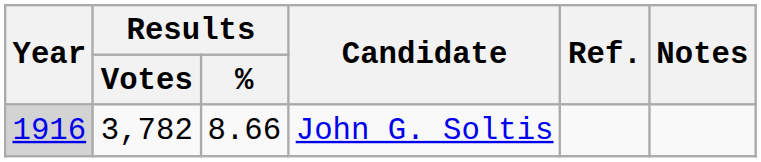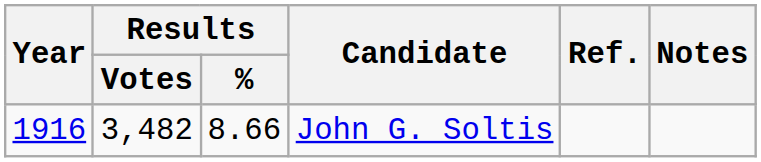(49, 130) lightgrey background -> (49, 130) no background
(147, 130) 3,782 -> (147, 130) 3,482
